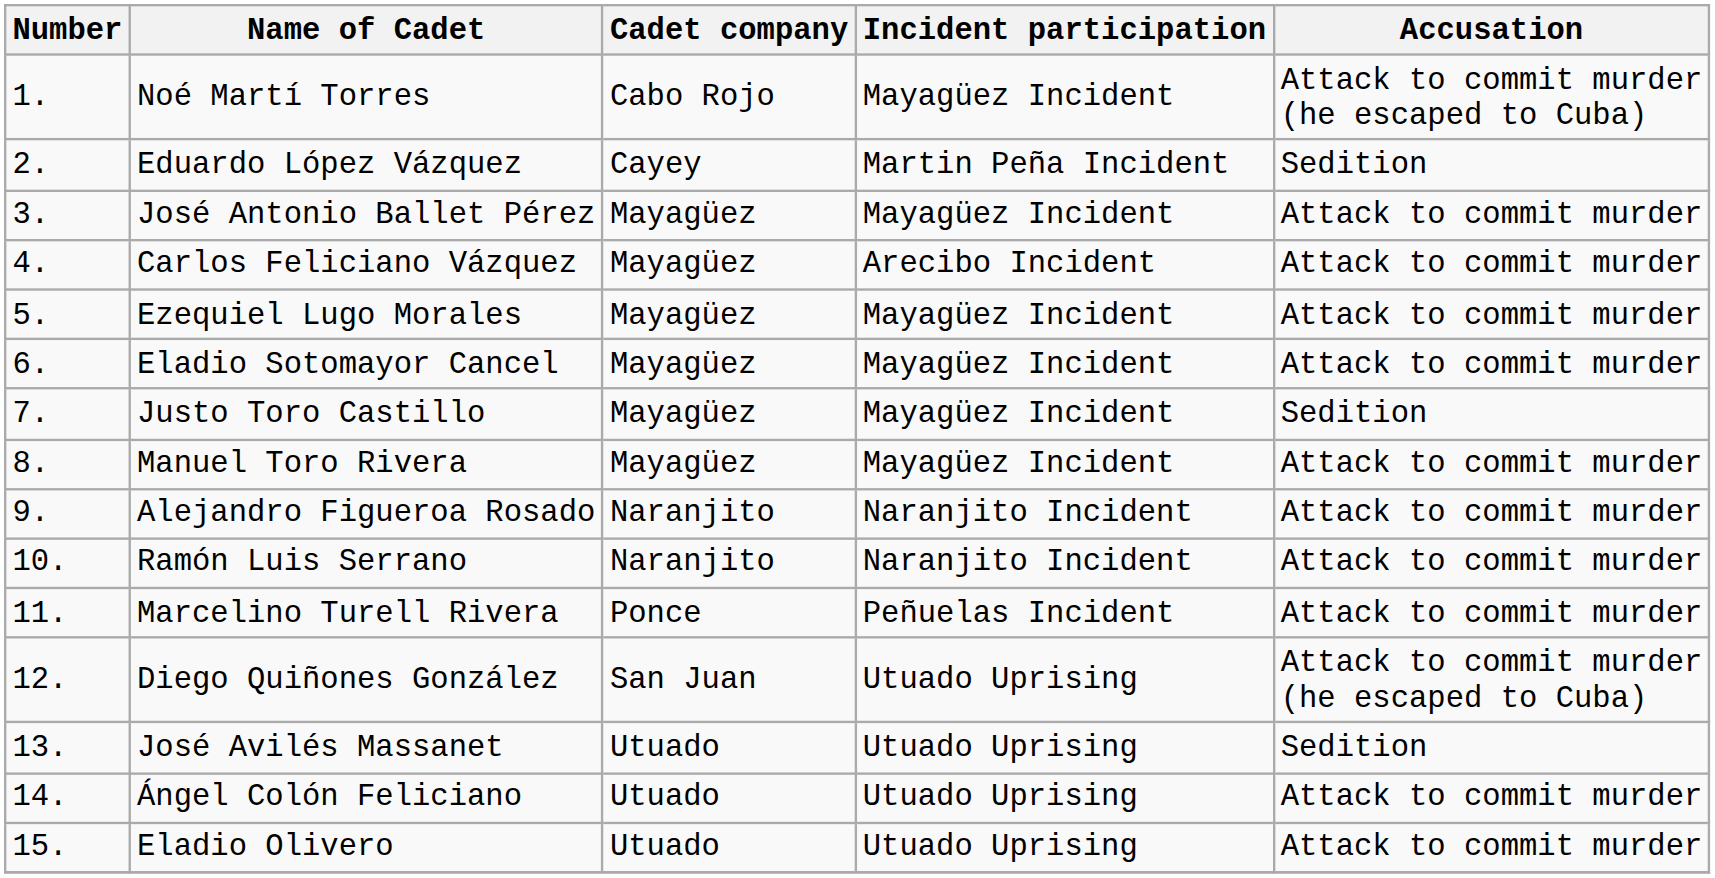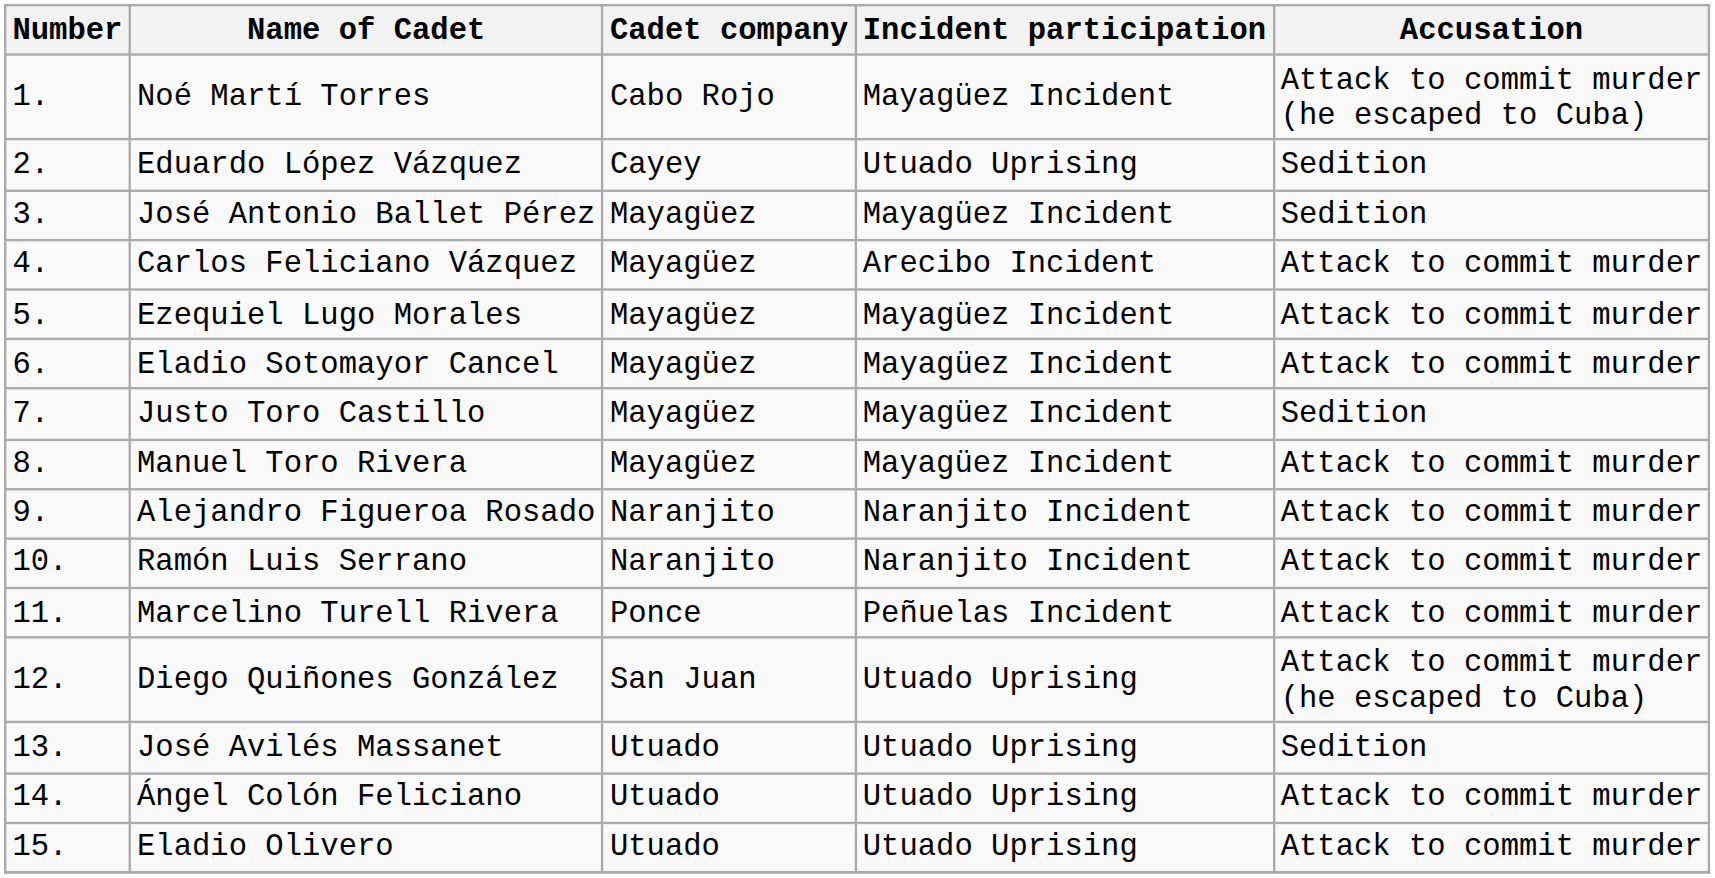(1046, 165) Martin Peña Incident -> (1000, 165) Utuado Uprising
(1492, 215) Attack to commit murder -> (1354, 215) Sedition
